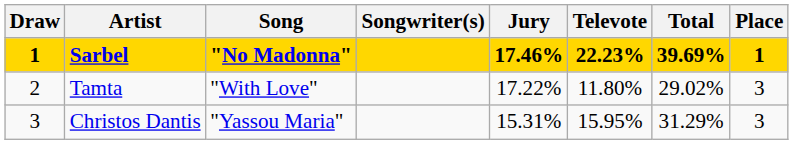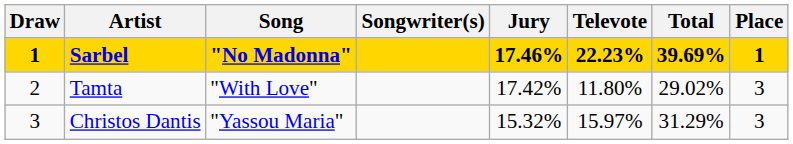(529, 88) 17.22% -> (529, 88) 17.42%
(529, 121) 15.31% -> (529, 121) 15.32%
(610, 121) 15.95% -> (610, 121) 15.97%
